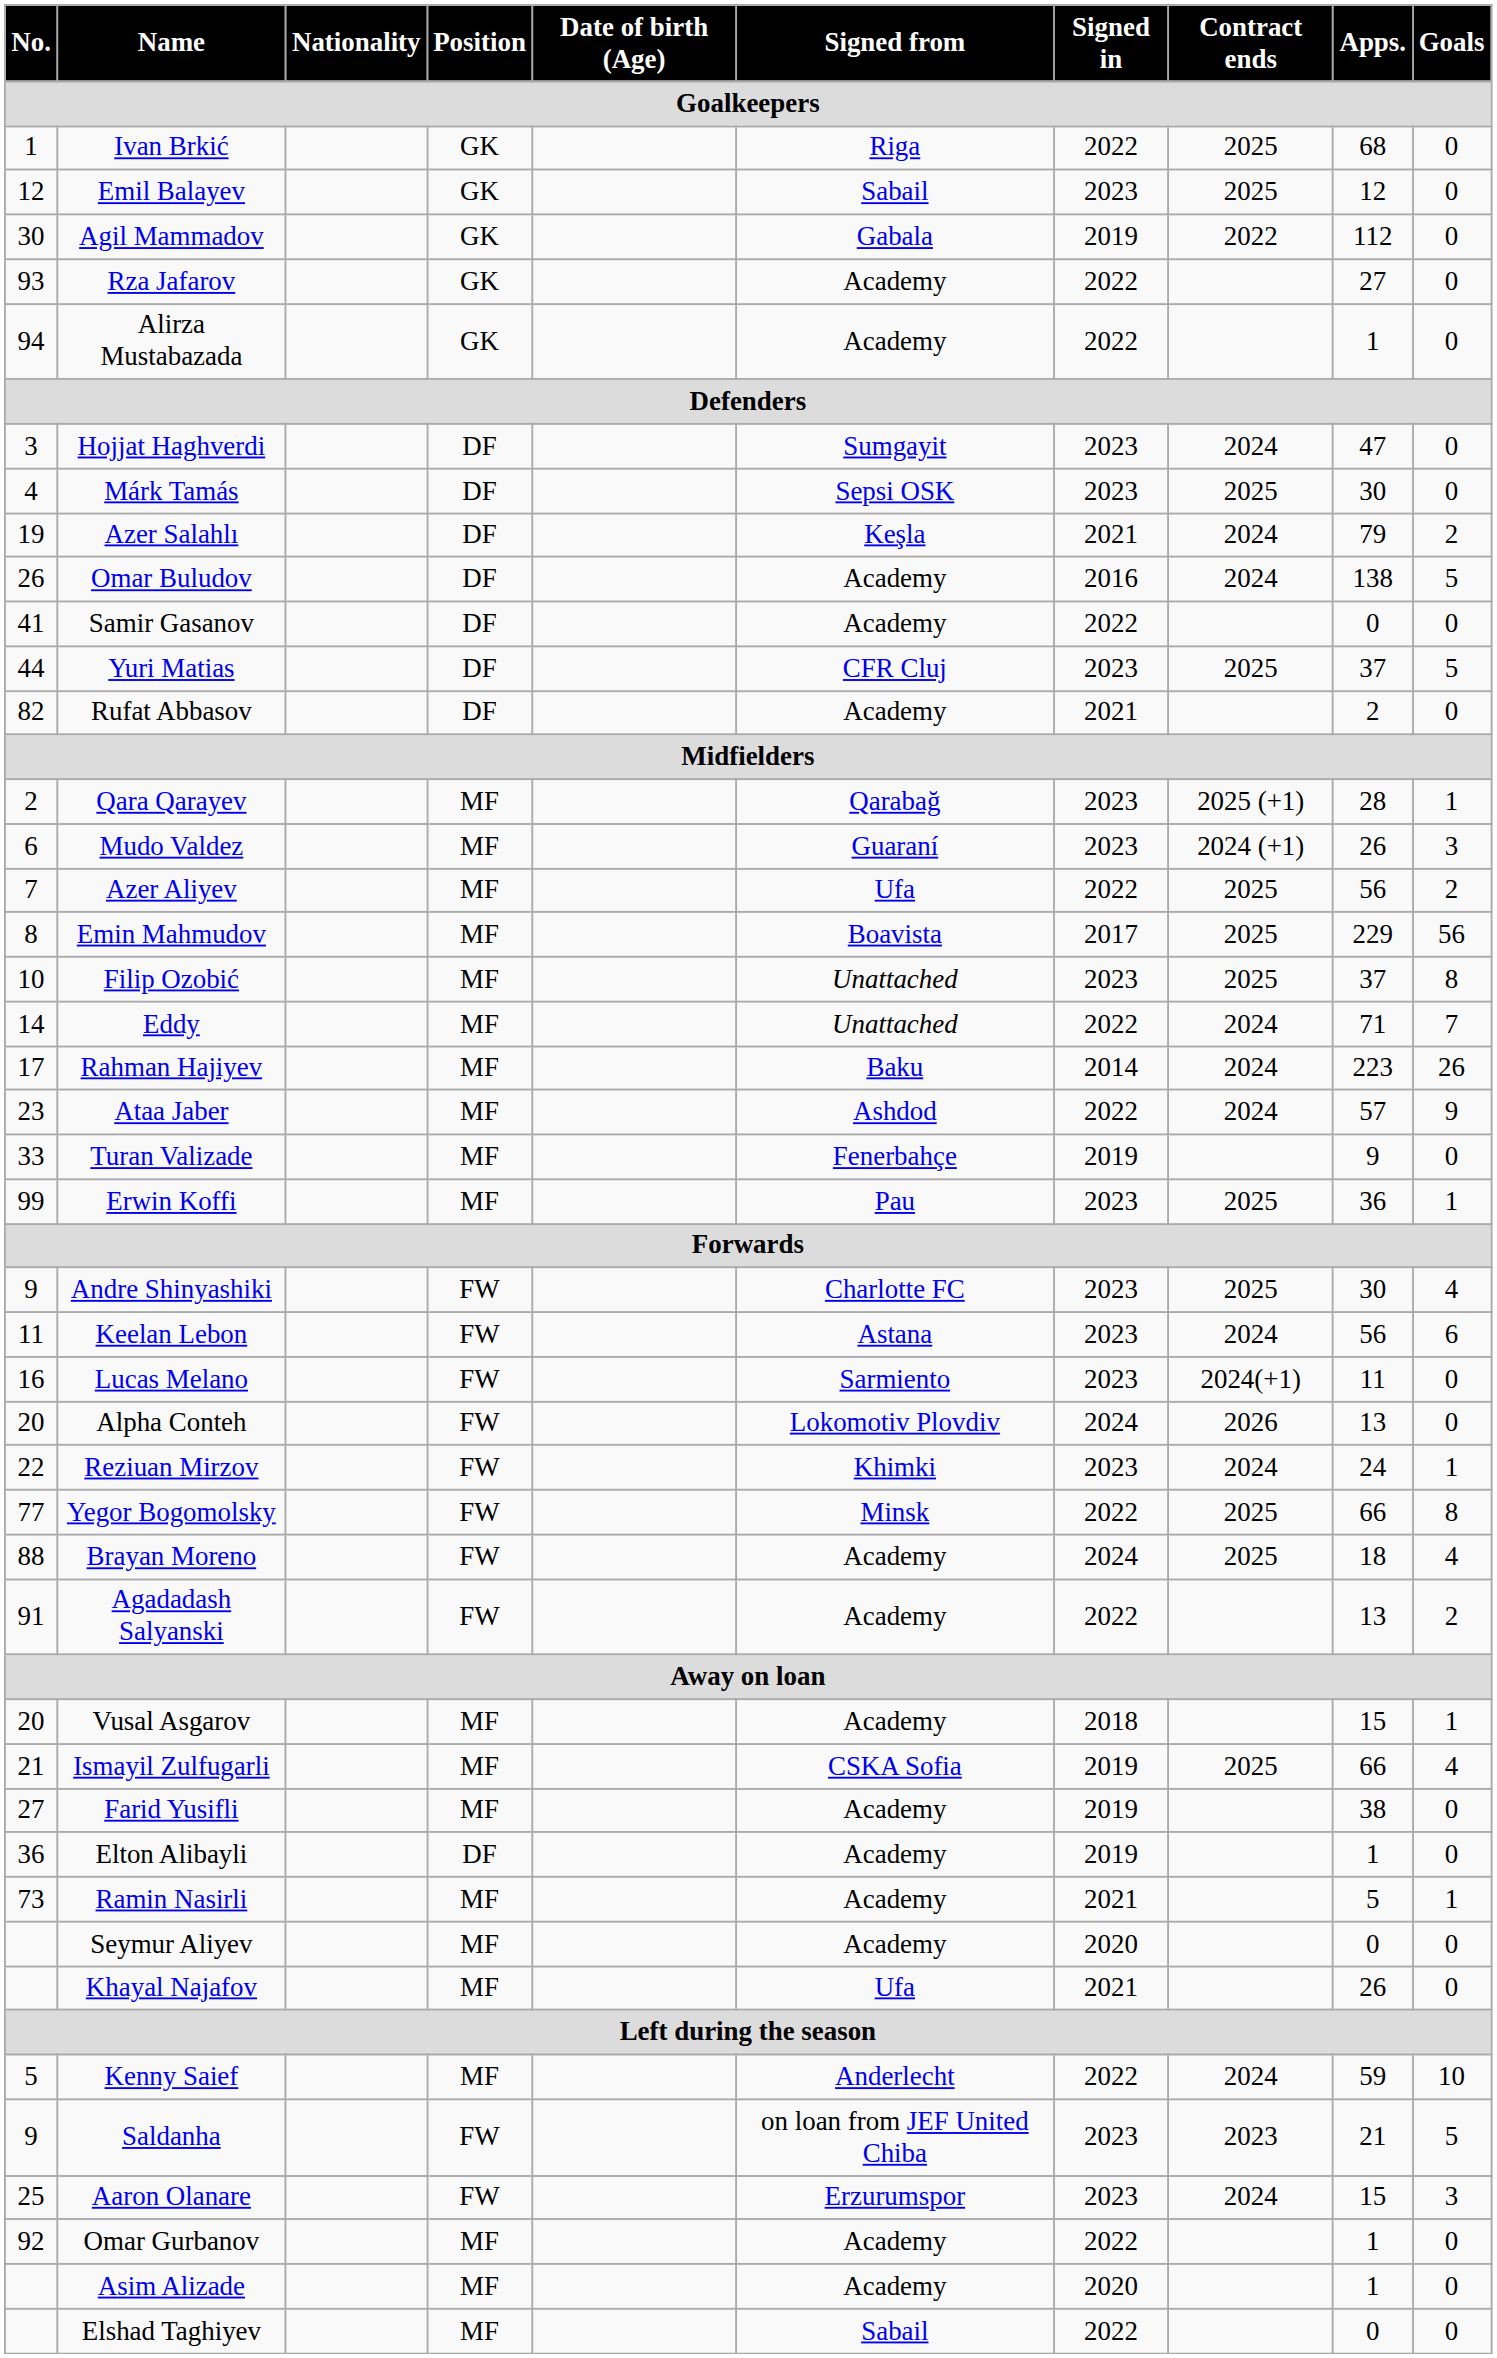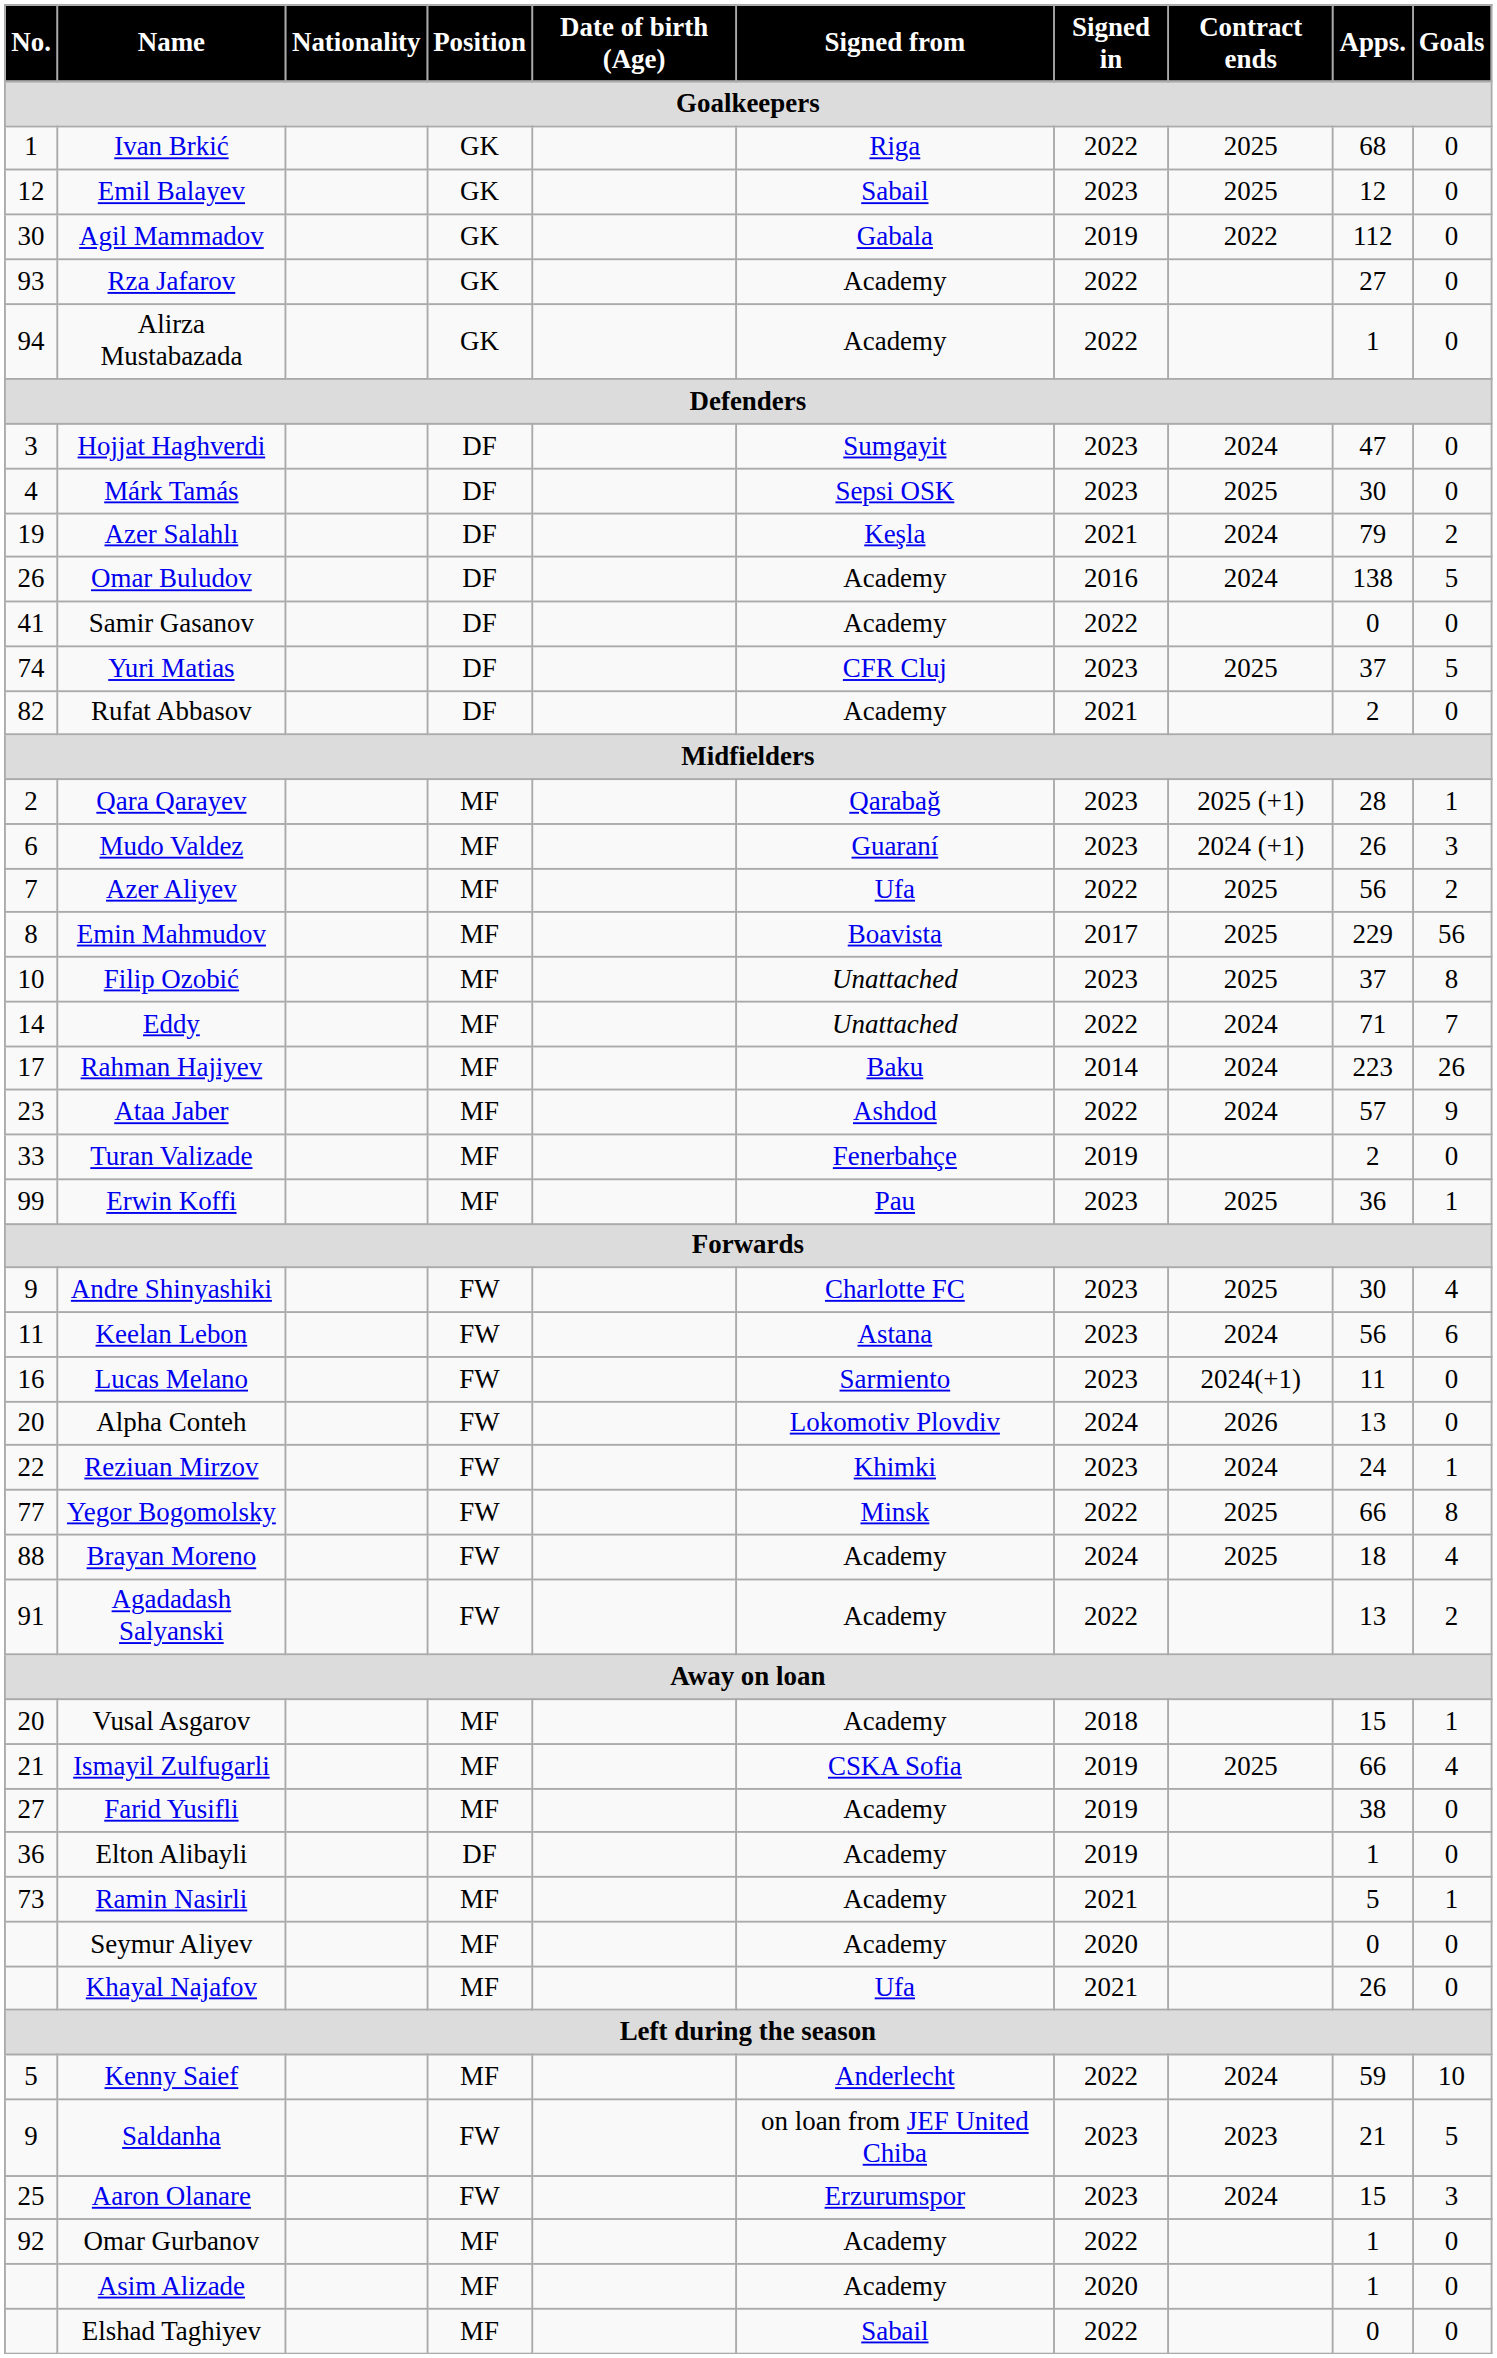(31, 668) 44 -> (31, 668) 74
(1373, 1156) 9 -> (1373, 1156) 2
